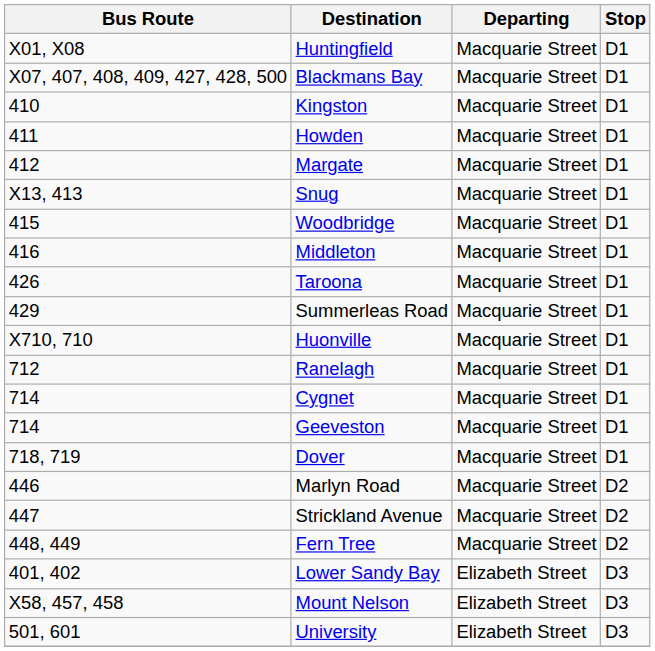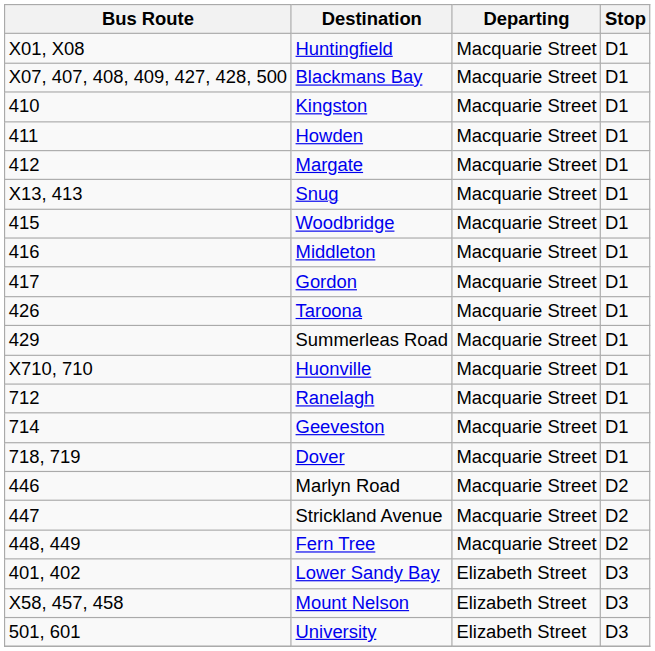+ row: (326, 281)
- row: (325, 398)
